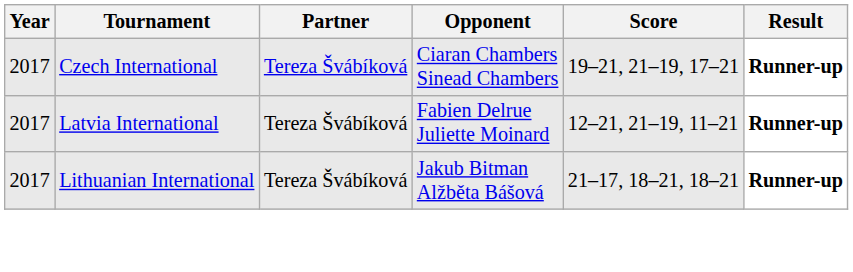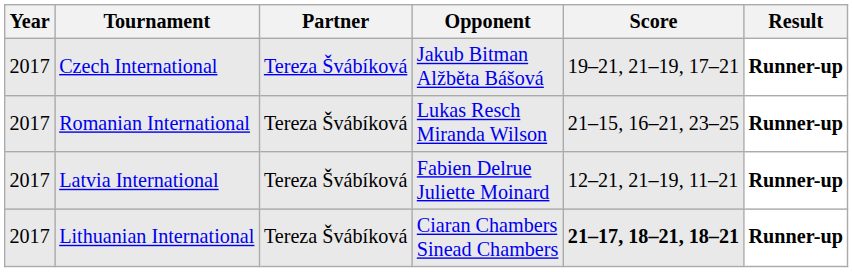(488, 66) Ciaran Chambers Sinead Chambers -> (480, 66) Jakub Bitman Alžběta Bášová
+ row: (155, 123)
(480, 180) Jakub Bitman Alžběta Bášová -> (488, 237) Ciaran Chambers Sinead Chambers
(653, 180) normal -> (653, 237) bold
